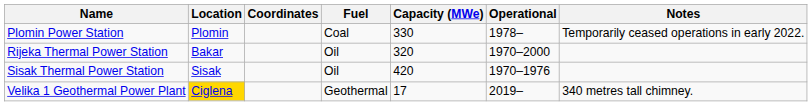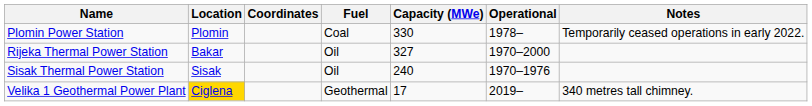(403, 52) 320 -> (403, 52) 327
(403, 71) 420 -> (403, 71) 240
